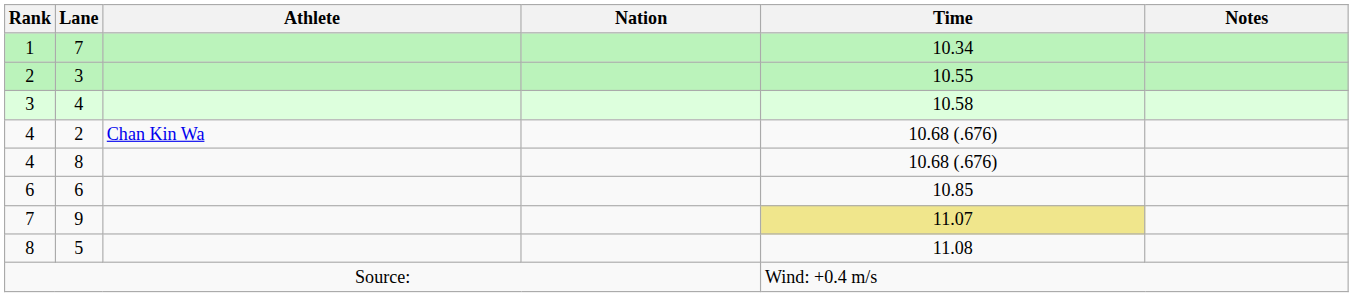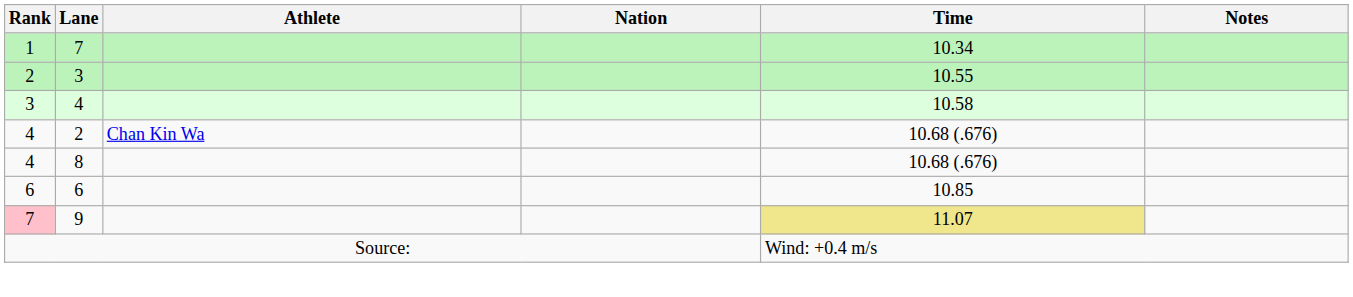(30, 219) no background -> (30, 219) pink background
- row: (79, 248)
